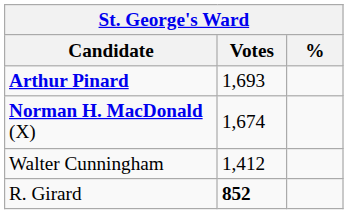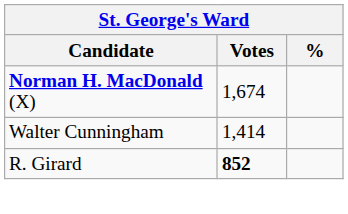- row: (69, 80)
(243, 163) 1,412 -> (243, 132) 1,414
